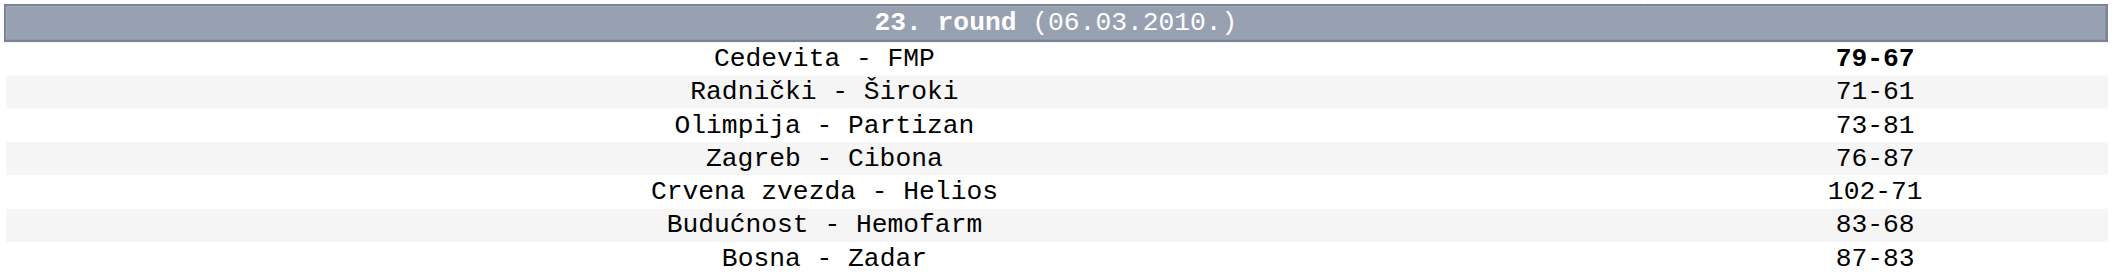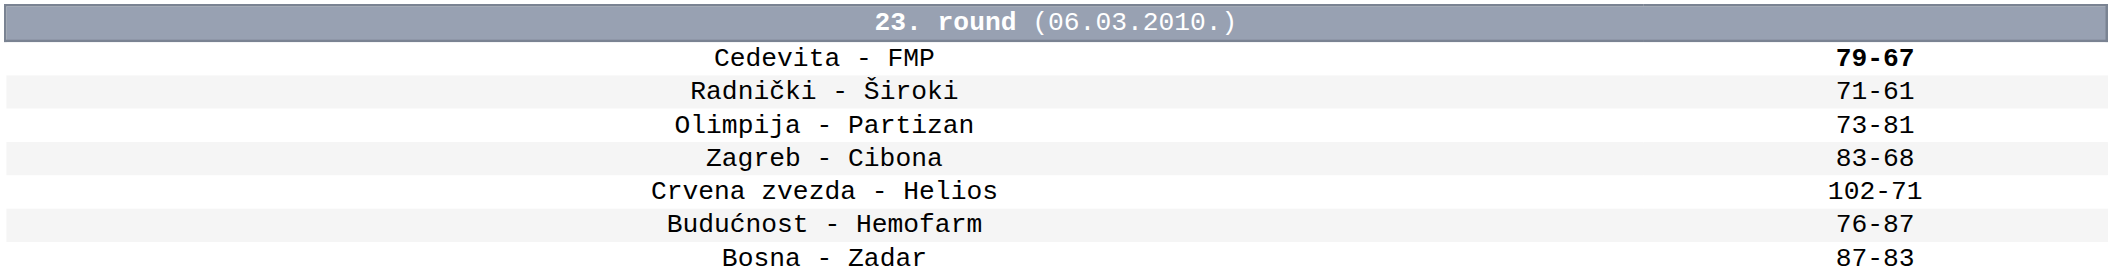(1875, 159) 76-87 -> (1875, 159) 83-68
(1875, 225) 83-68 -> (1875, 225) 76-87
